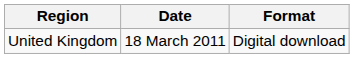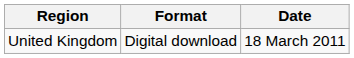columns swapped: (175, 16) <-> (289, 16)
